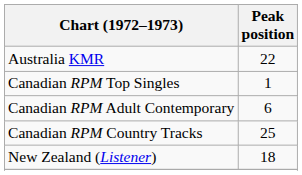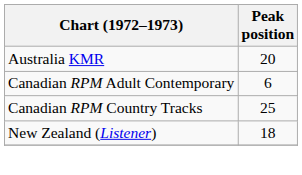(268, 58) 22 -> (268, 58) 20
- row: (94, 83)
